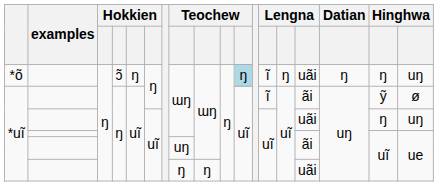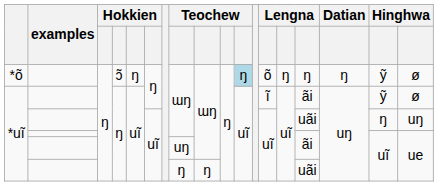(268, 75) ĩ -> (268, 75) õ
(307, 75) uãi -> (307, 75) ŋ
(383, 75) ŋ -> (383, 75) ỹ
(415, 75) uŋ -> (415, 75) ø
